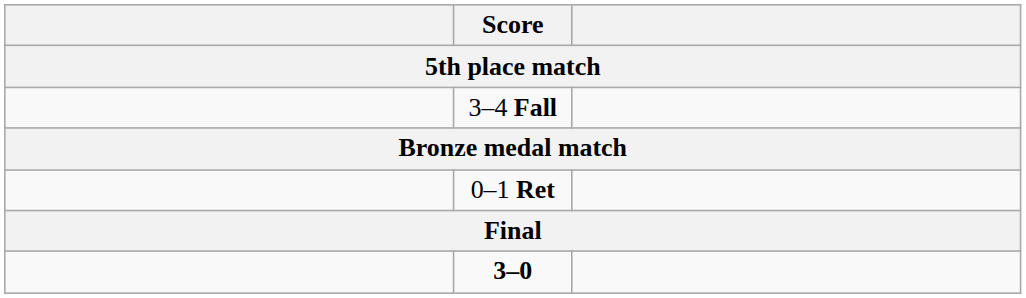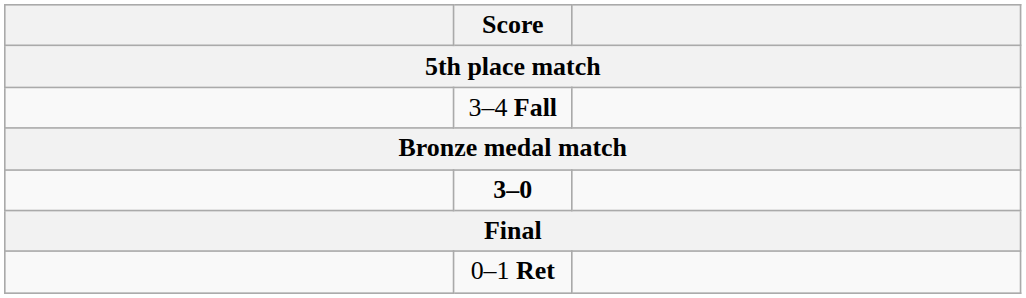rows swapped: (513, 271) <-> (513, 189)
